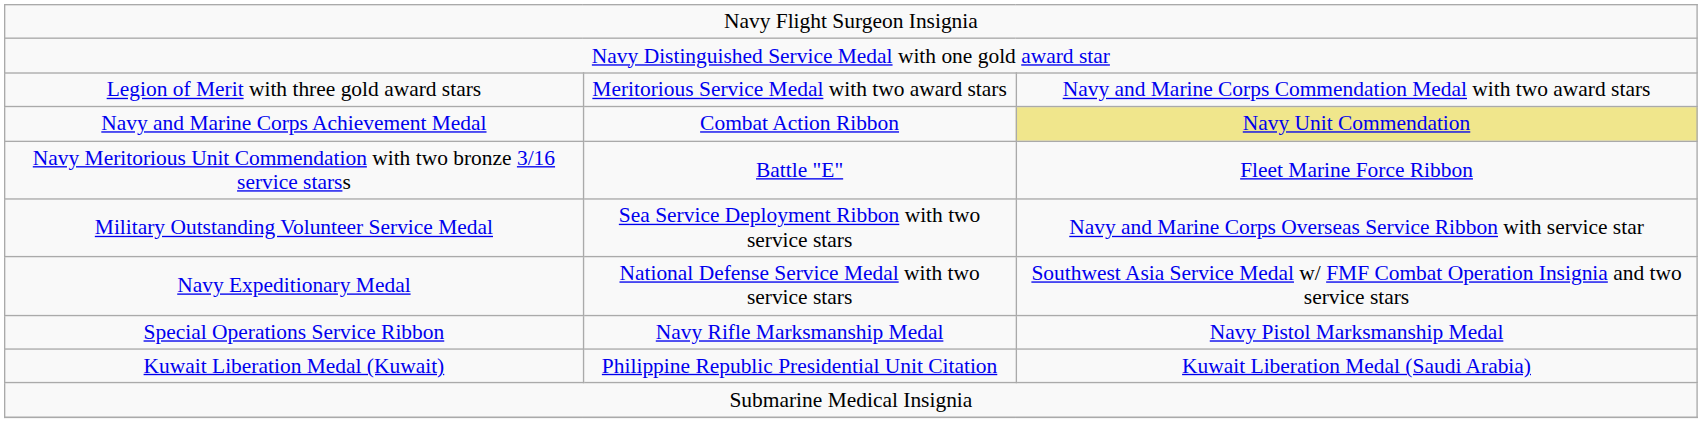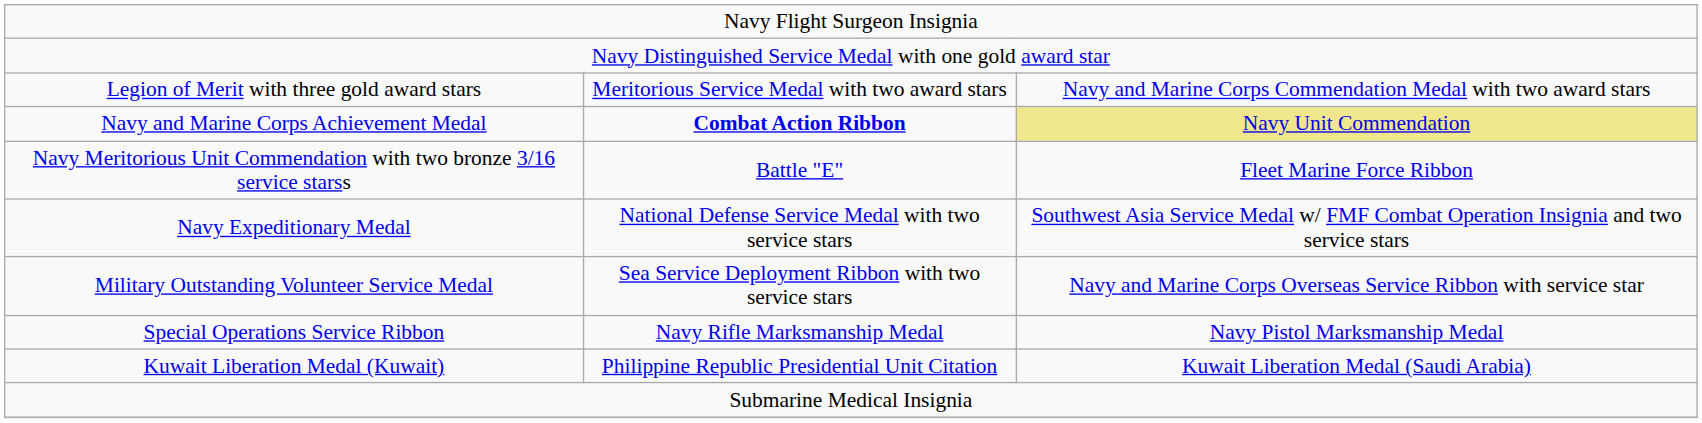(800, 123) normal -> (800, 123) bold
rows swapped: (294, 285) <-> (294, 227)
